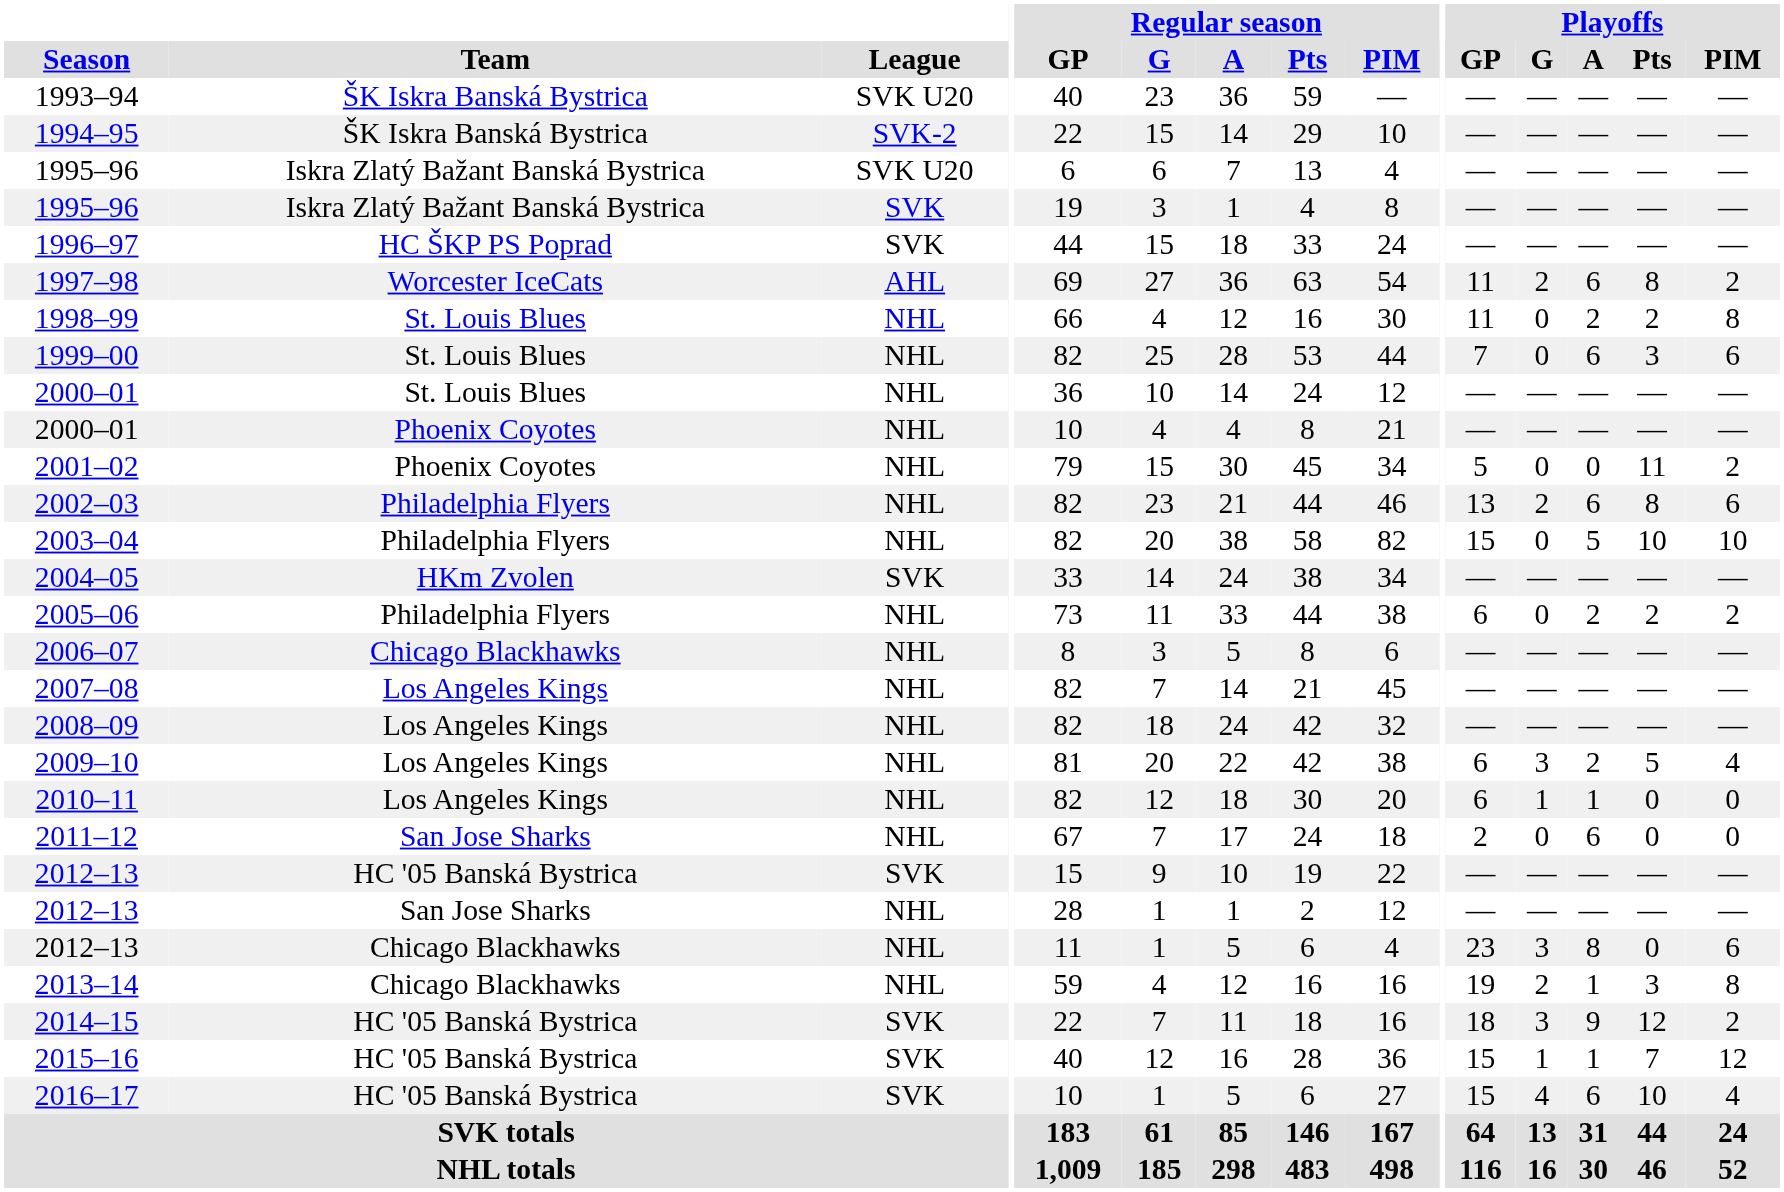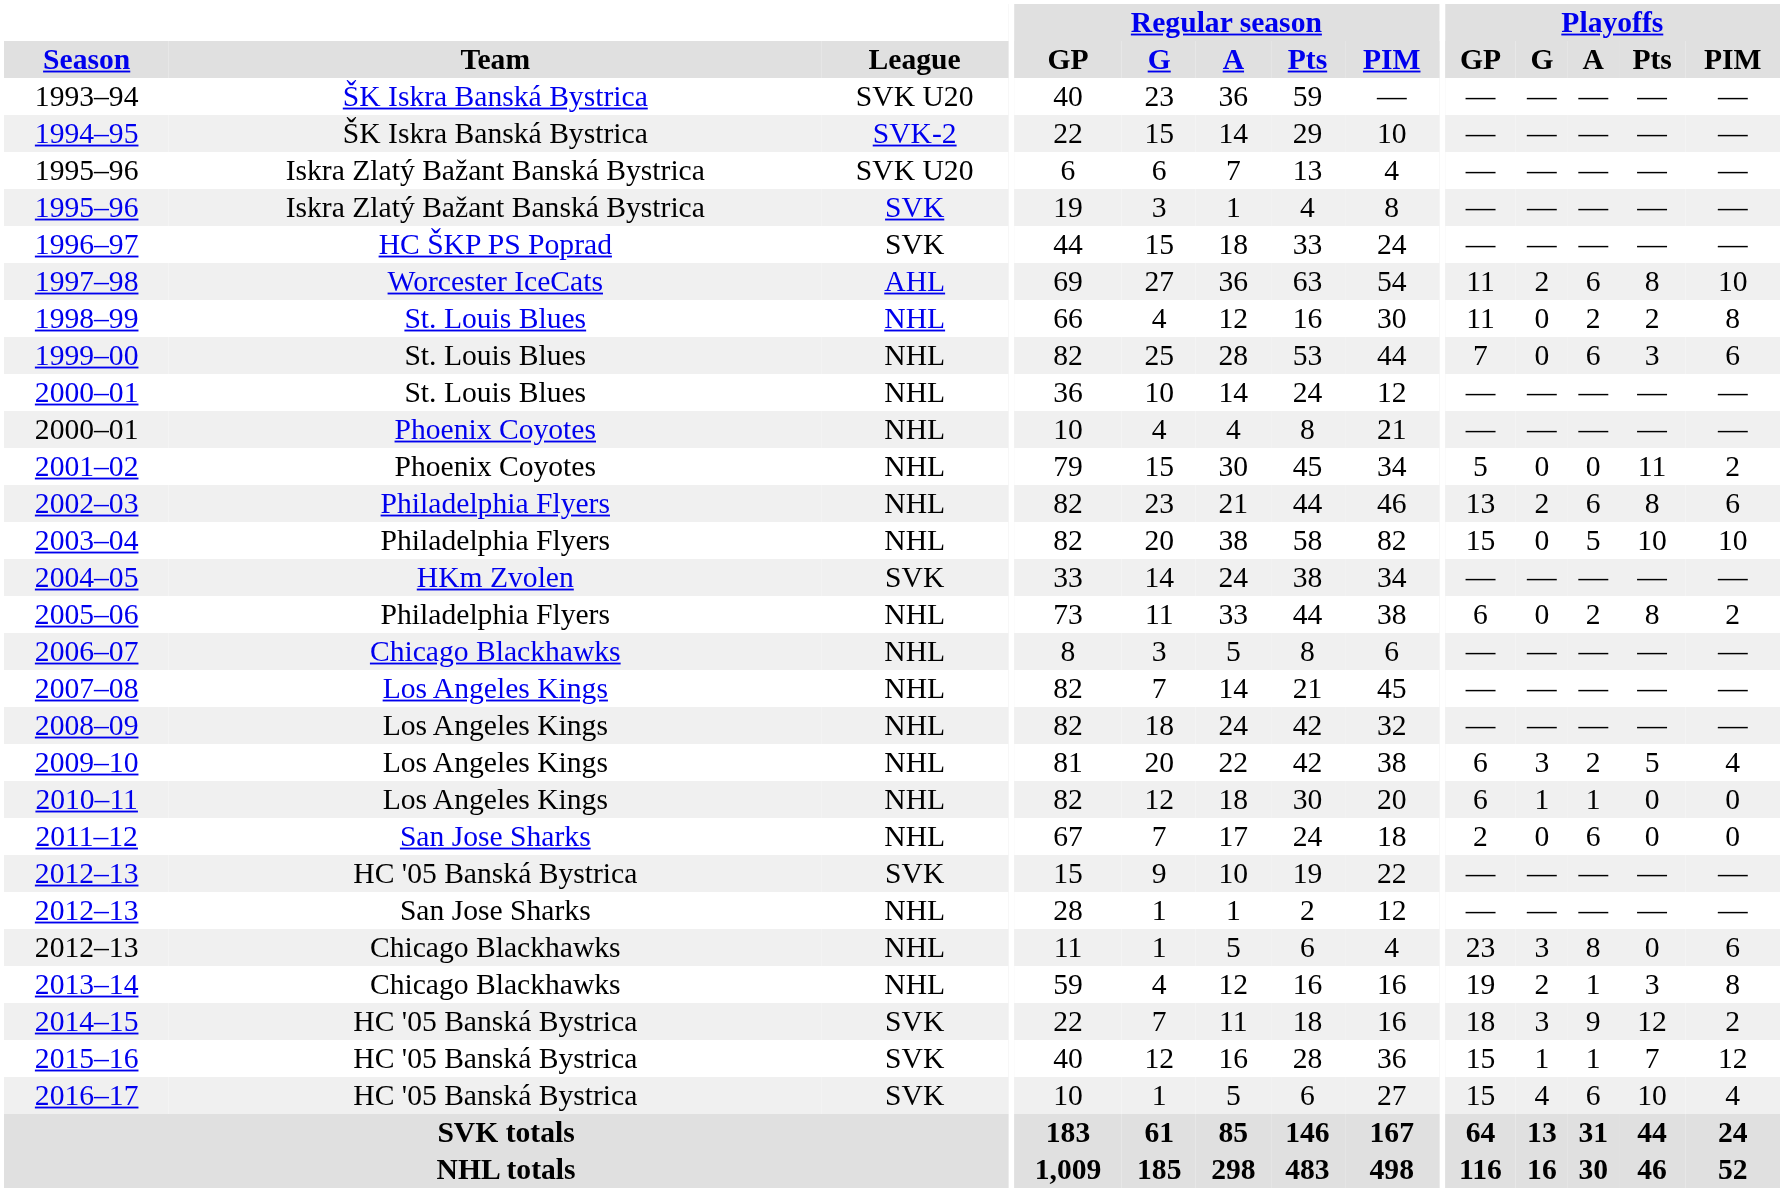(1733, 281) 2 -> (1733, 281) 10
(1652, 614) 2 -> (1652, 614) 8
